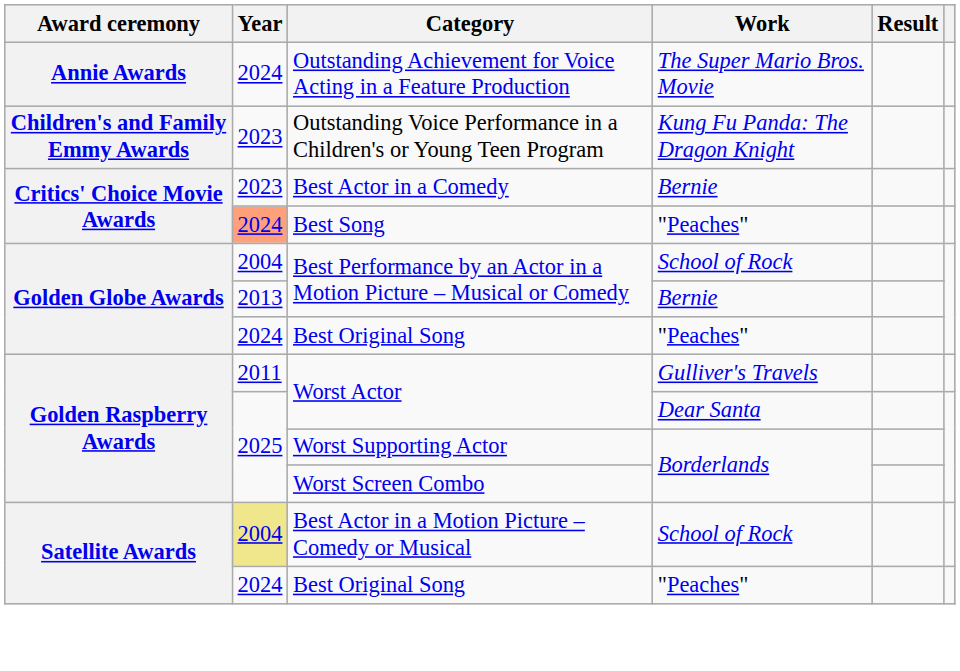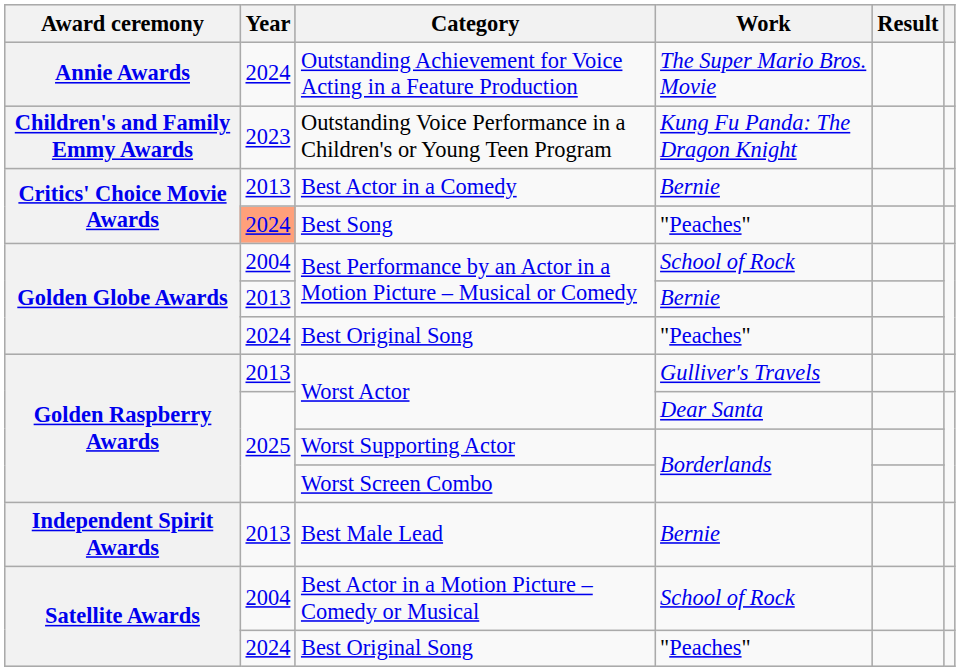(260, 187) 2023 -> (268, 187) 2013
(260, 372) 2011 -> (268, 372) 2013
+ row: (372, 534)
(260, 534) khaki background -> (268, 597) no background
